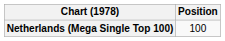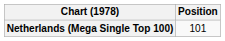(198, 28) 100 -> (198, 28) 101
